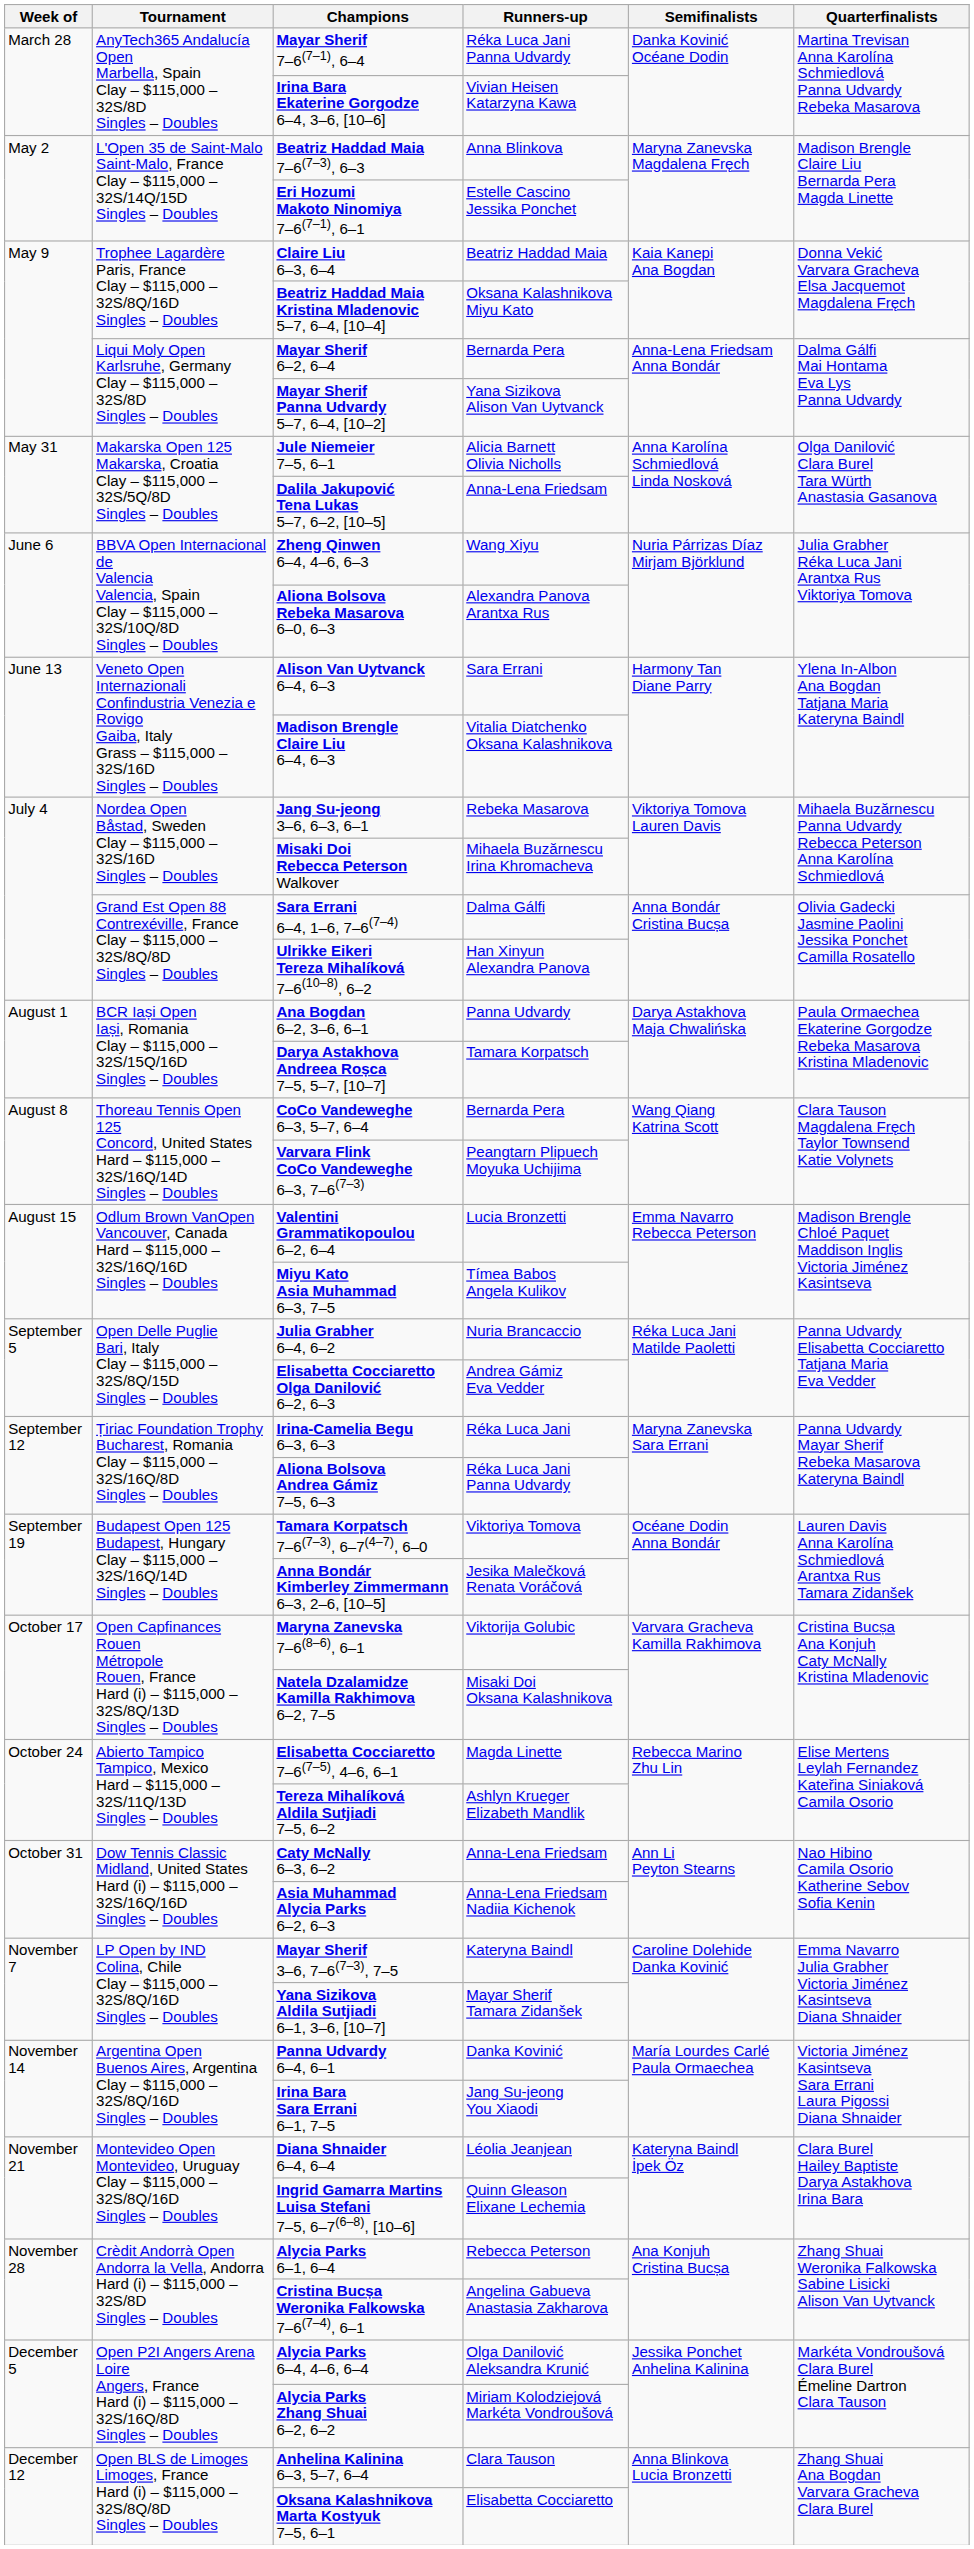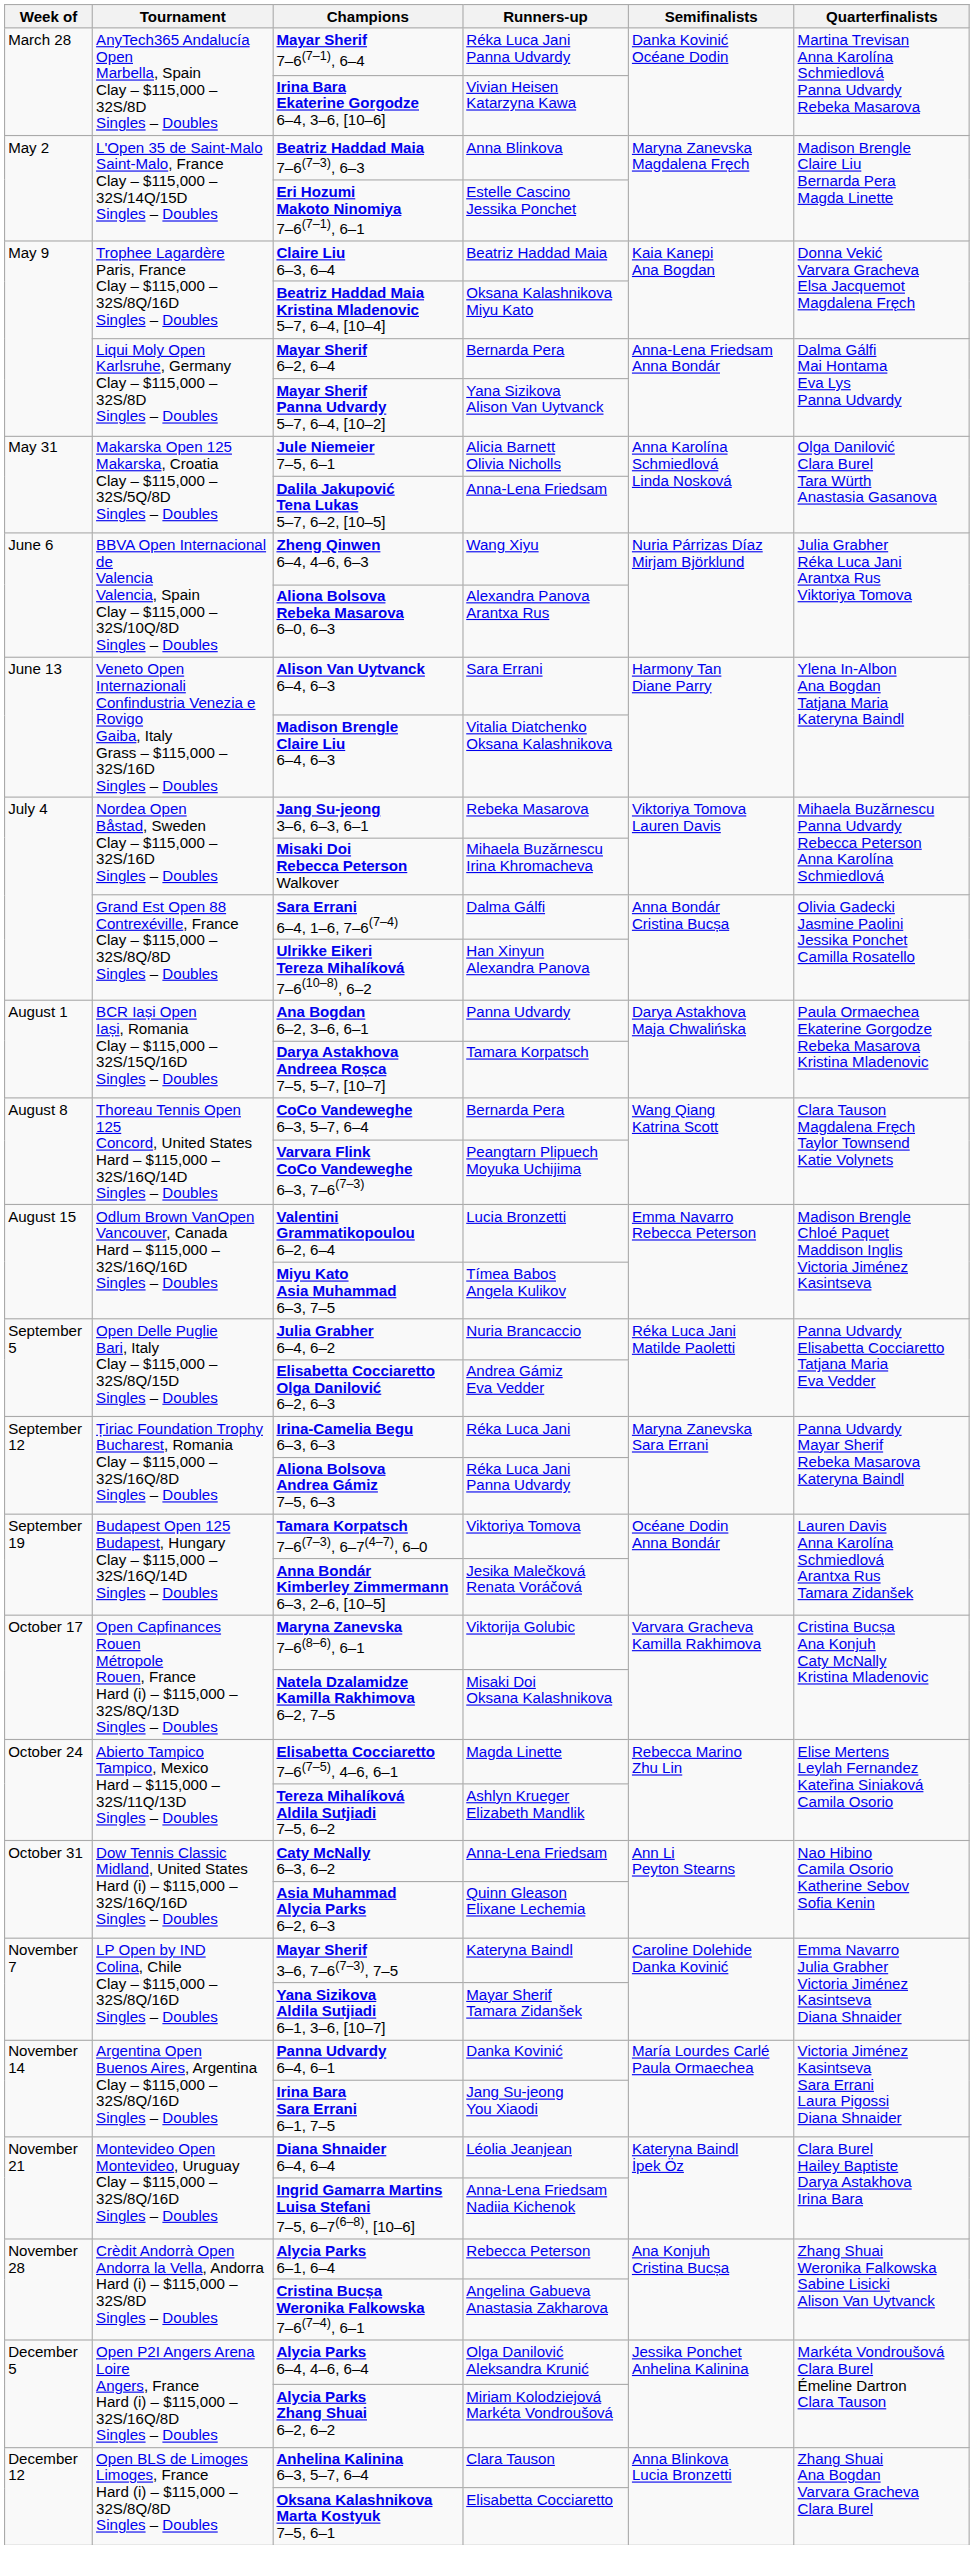(537, 1901) Anna-Lena Friedsam Nadiia Kichenok -> (526, 1901) Quinn Gleason Elixane Lechemia
(526, 2198) Quinn Gleason Elixane Lechemia -> (537, 2198) Anna-Lena Friedsam Nadiia Kichenok
